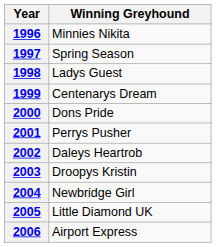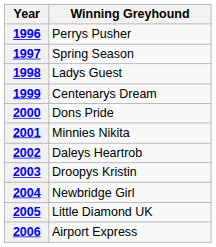(91, 34) Minnies Nikita -> (92, 34) Perrys Pusher
(92, 133) Perrys Pusher -> (91, 133) Minnies Nikita
